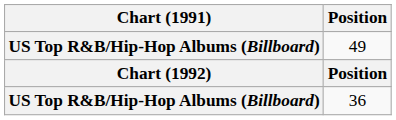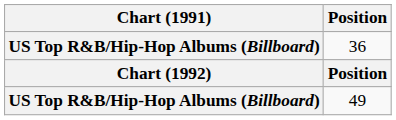rows swapped: (357, 45) <-> (357, 100)
